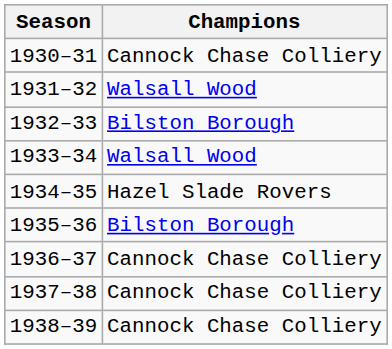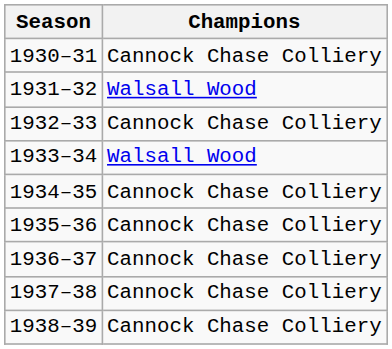(201, 123) Bilston Borough -> (244, 123) Cannock Chase Colliery
(219, 191) Hazel Slade Rovers -> (244, 191) Cannock Chase Colliery
(201, 225) Bilston Borough -> (244, 225) Cannock Chase Colliery
